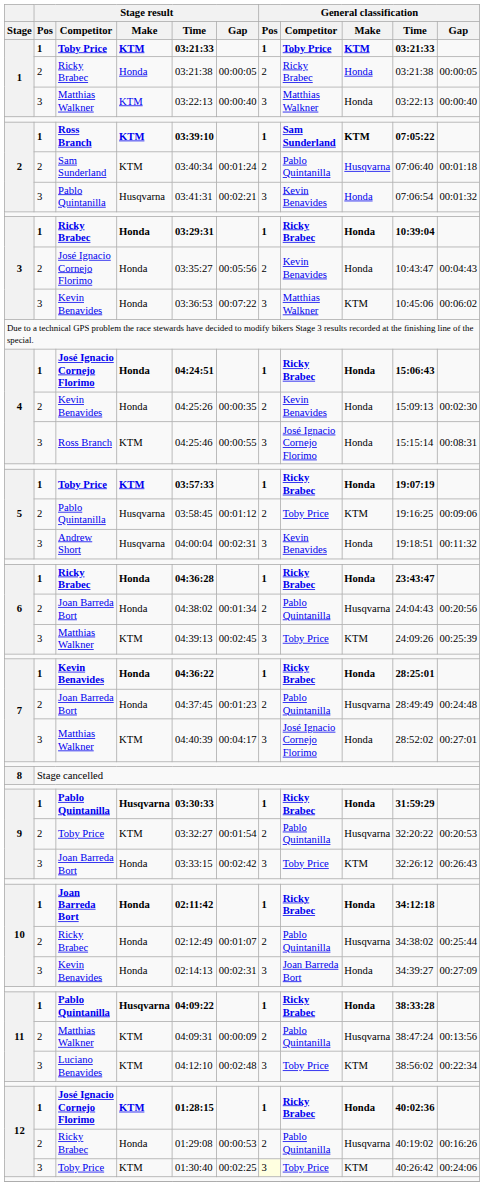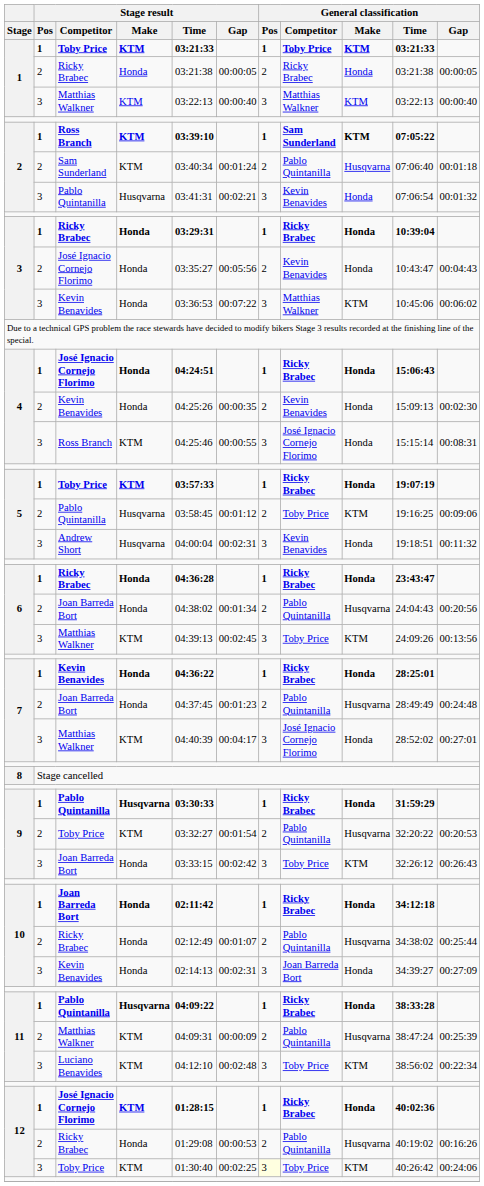(358, 101) Honda -> (356, 101) KTM
(458, 638) 00:25:39 -> (458, 638) 00:13:56
(458, 1036) 00:13:56 -> (458, 1036) 00:25:39
